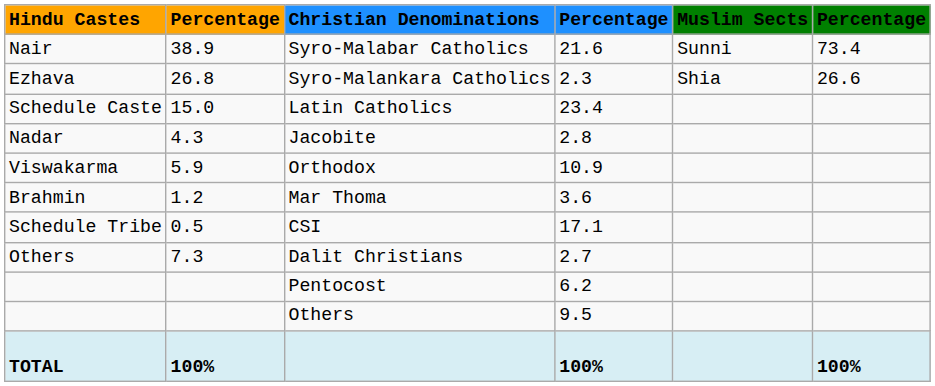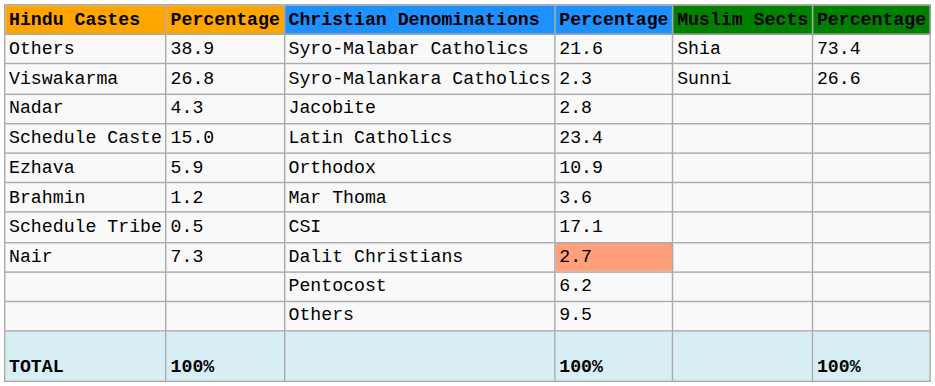(31, 49) Nair -> (42, 49) Others
(704, 49) Sunni -> (699, 49) Shia
(42, 79) Ezhava -> (64, 79) Viswakarma
(699, 79) Shia -> (704, 79) Sunni
rows swapped: (370, 109) <-> (332, 138)
(64, 168) Viswakarma -> (42, 168) Ezhava
(42, 257) Others -> (31, 257) Nair
(576, 257) no background -> (576, 257) lightsalmon background
